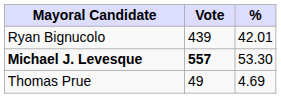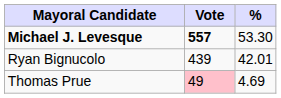rows swapped: (75, 59) <-> (56, 37)
(196, 81) no background -> (196, 81) pink background
